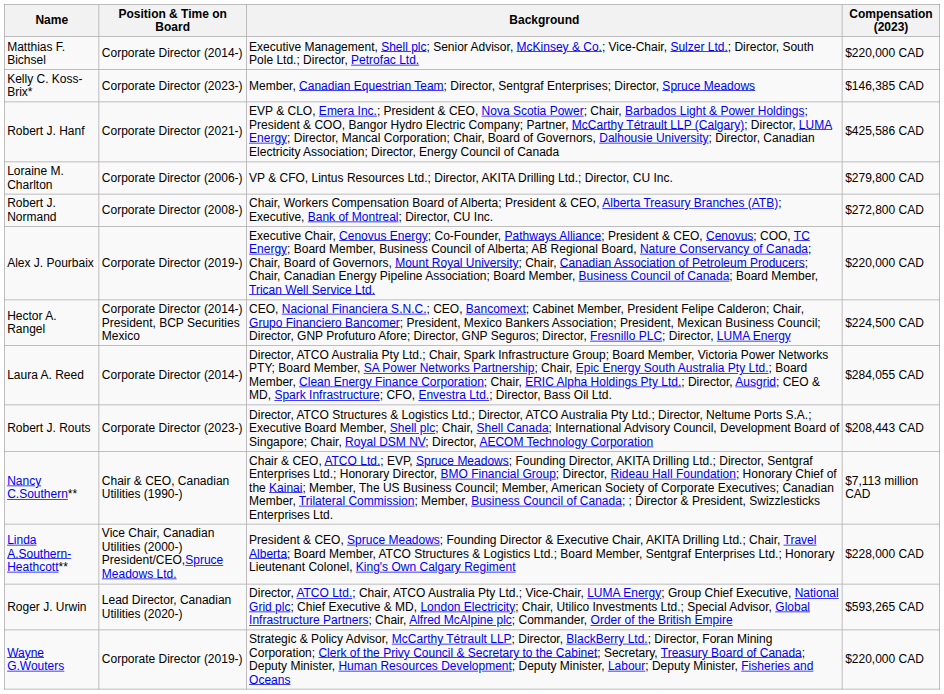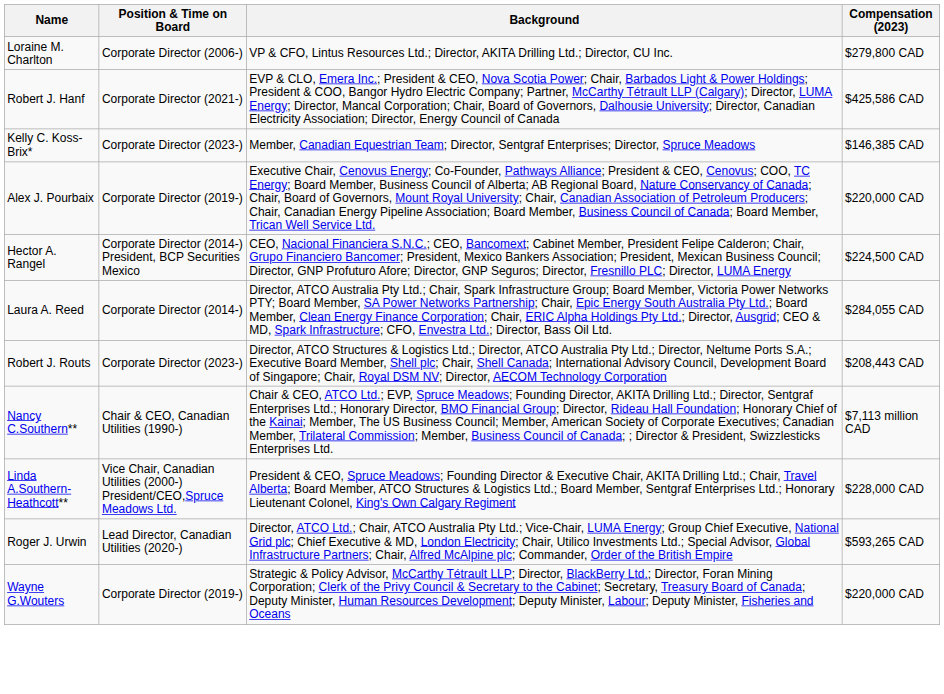- row: (36, 53)
rows swapped: (35, 177) <-> (45, 85)
- row: (32, 210)
